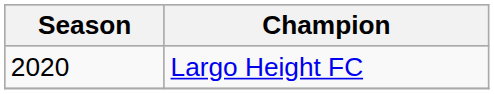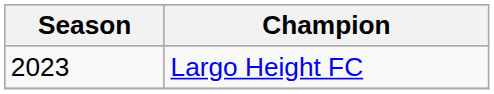(40, 66) 2020 -> (40, 66) 2023
